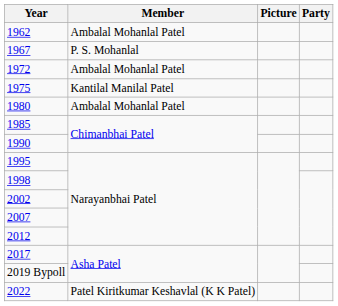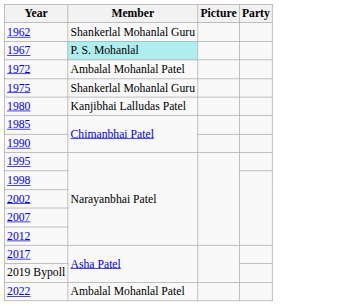(128, 32) Ambalal Mohanlal Patel -> (133, 32) Shankerlal Mohanlal Guru
(105, 50) no background -> (105, 50) paleturquoise background
(122, 87) Kantilal Manilal Patel -> (133, 87) Shankerlal Mohanlal Guru
(128, 106) Ambalal Mohanlal Patel -> (128, 106) Kanjibhai Lalludas Patel
(163, 291) Patel Kiritkumar Keshavlal (K K Patel) -> (128, 291) Ambalal Mohanlal Patel
